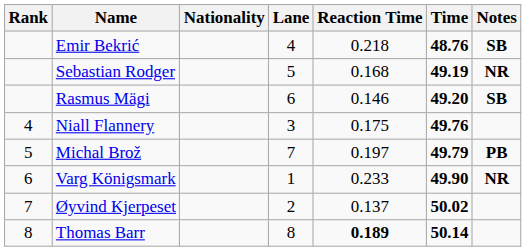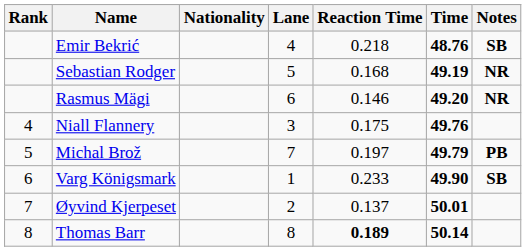(497, 98) SB -> (497, 98) NR
(497, 179) NR -> (497, 179) SB
(449, 206) 50.02 -> (449, 206) 50.01
